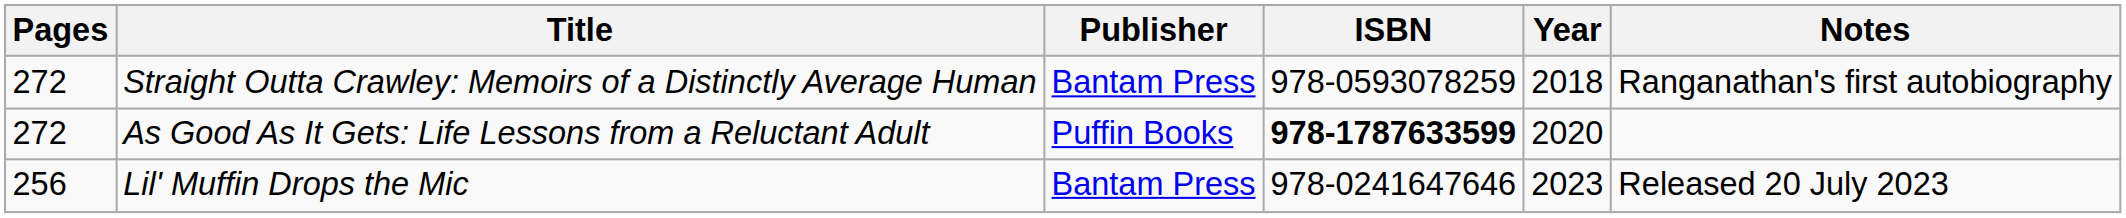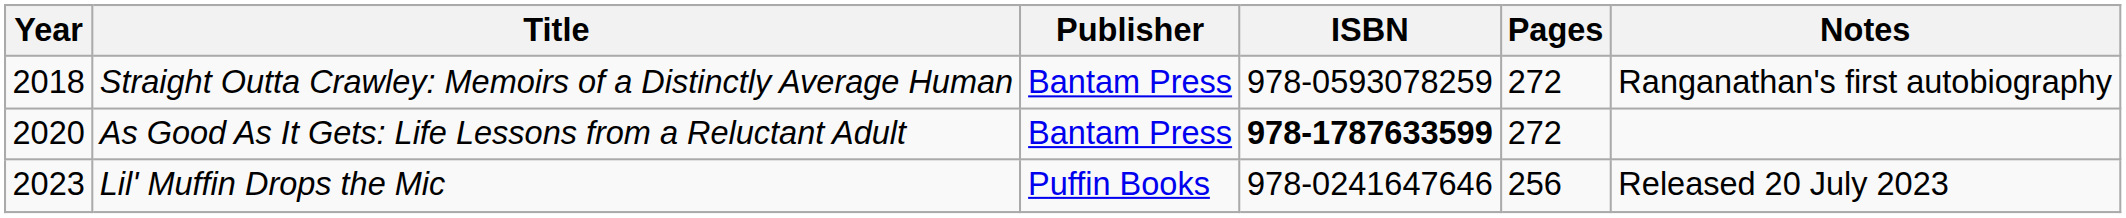columns swapped: (1567, 30) <-> (60, 30)
(1142, 133) Puffin Books -> (1130, 133) Bantam Press
(1154, 184) Bantam Press -> (1119, 184) Puffin Books
